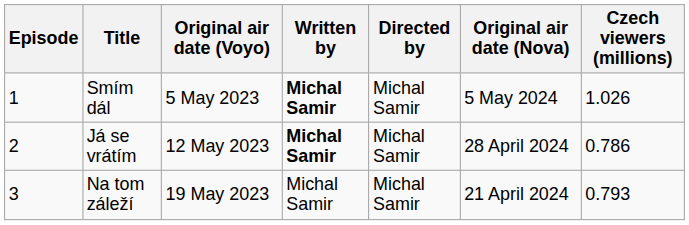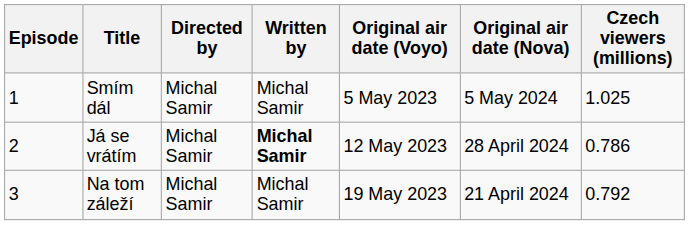columns swapped: (414, 38) <-> (222, 38)
(314, 97) bold -> (283, 97) normal
(608, 97) 1.026 -> (608, 97) 1.025
(608, 194) 0.793 -> (608, 194) 0.792
